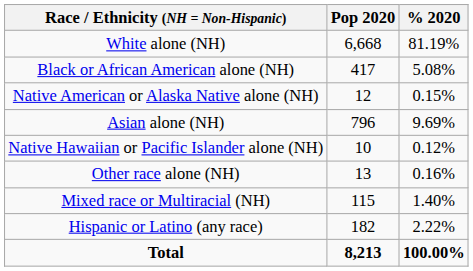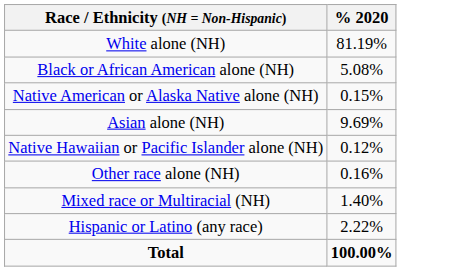- column: (363, 17)
